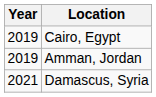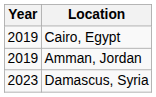(23, 80) 2021 -> (23, 80) 2023
